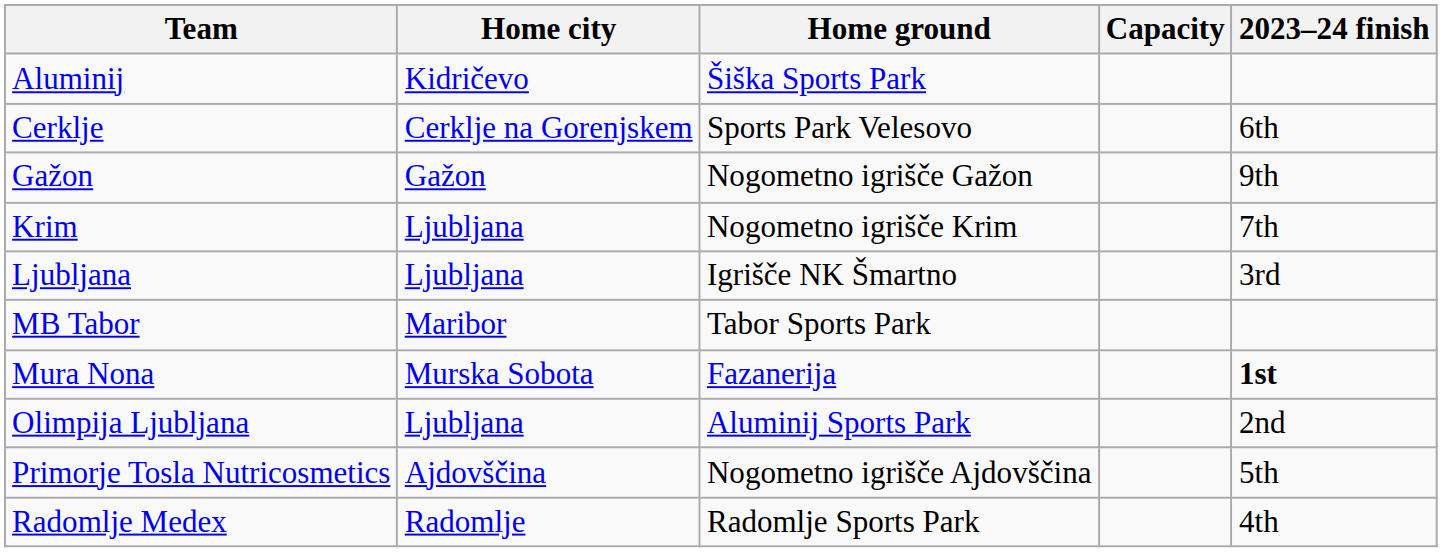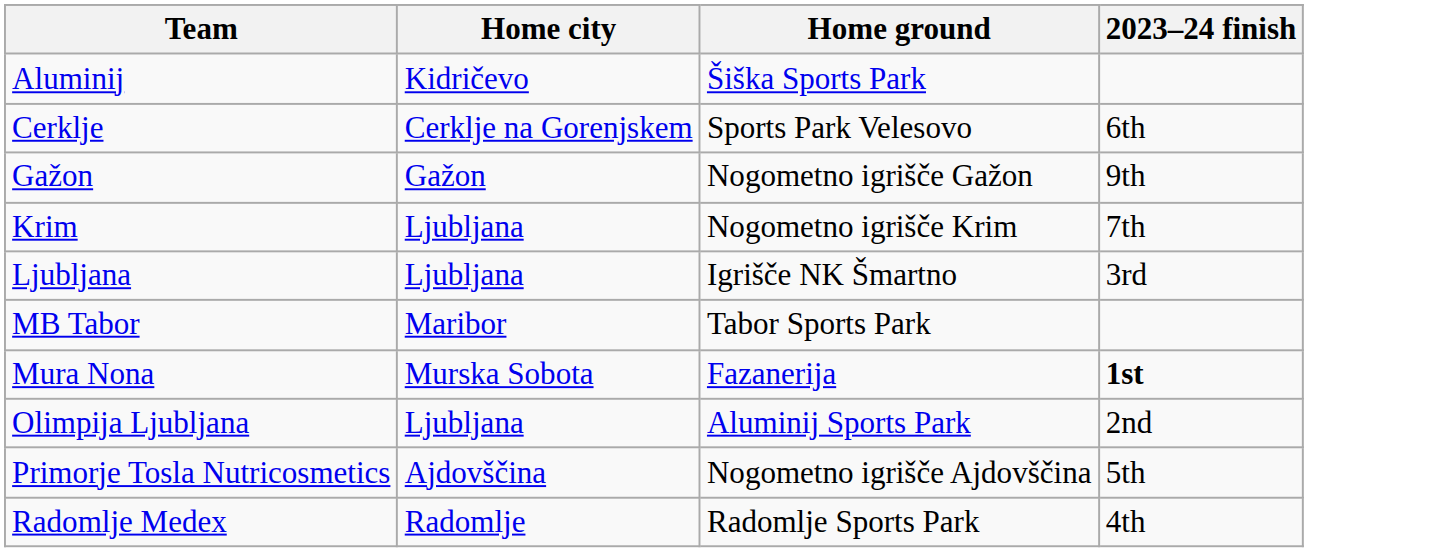- column: (1165, 29)
